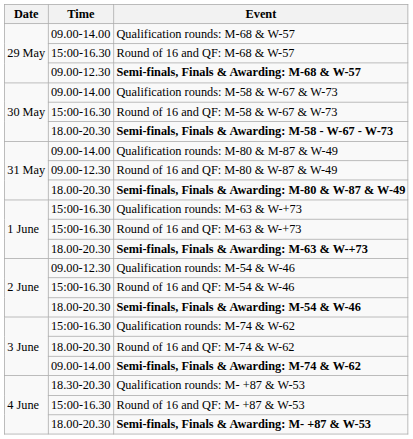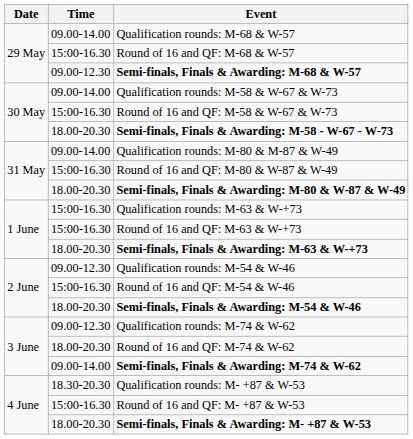(81, 170) 09.00-12.30 -> (81, 170) 15:00-16.30
(81, 326) 15:00-16.30 -> (81, 326) 09.00-12.30
